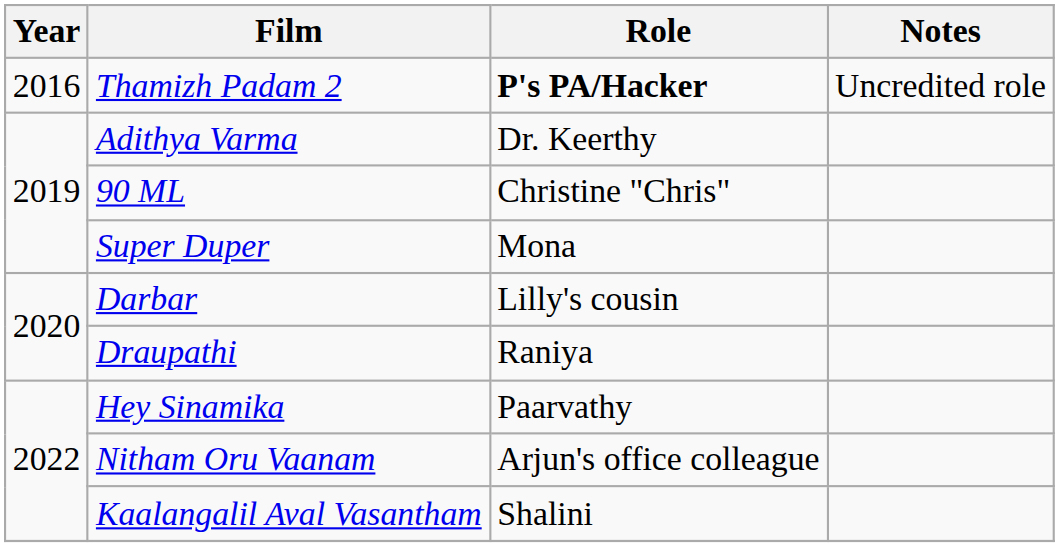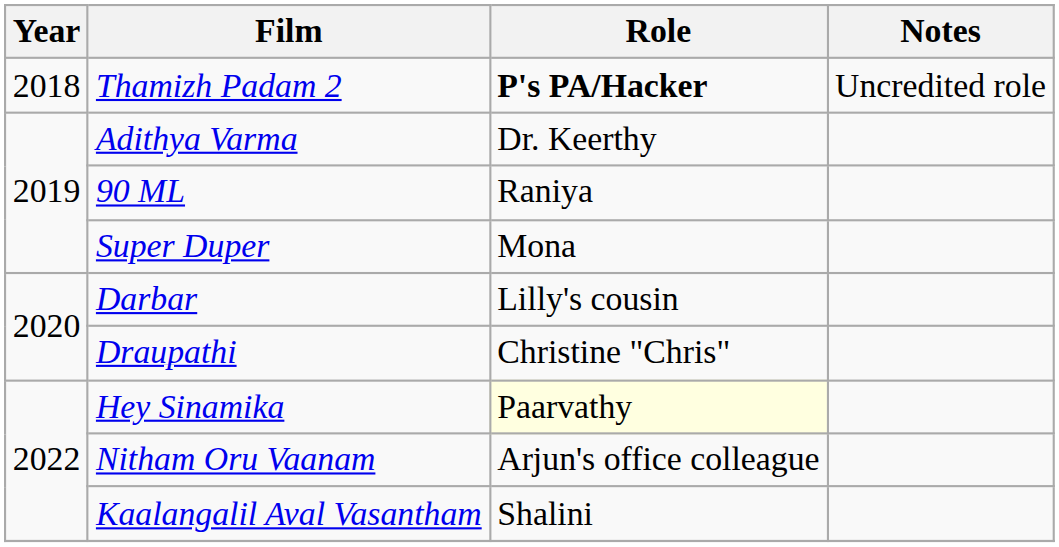(47, 84) 2016 -> (47, 84) 2018
(614, 191) Christine "Chris" -> (545, 191) Raniya
(545, 352) Raniya -> (614, 352) Christine "Chris"
(565, 406) no background -> (565, 406) lightyellow background
